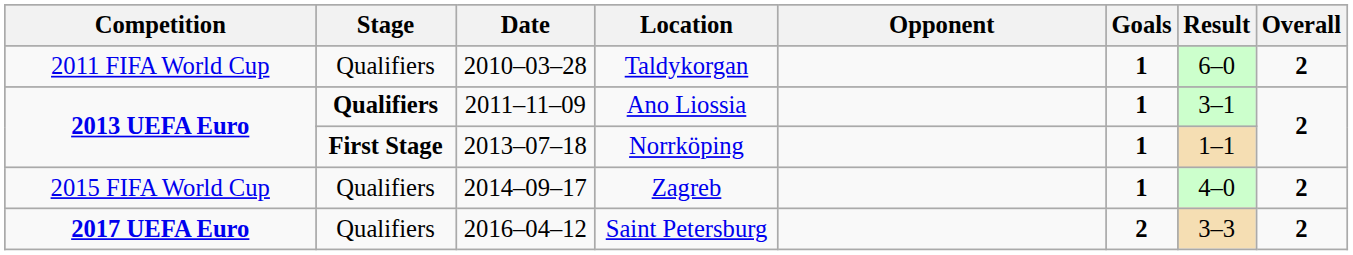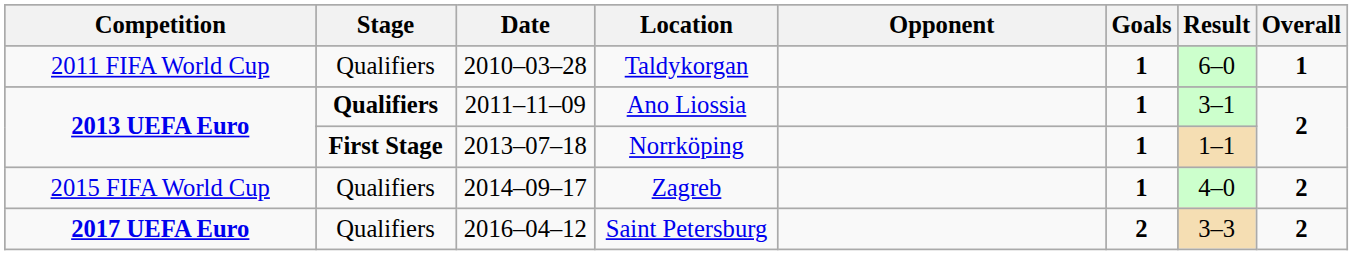(1301, 65) 2 -> (1301, 65) 1
